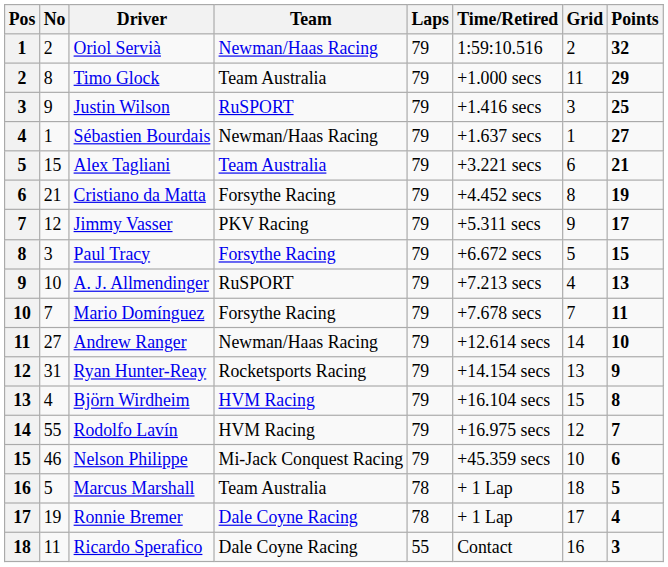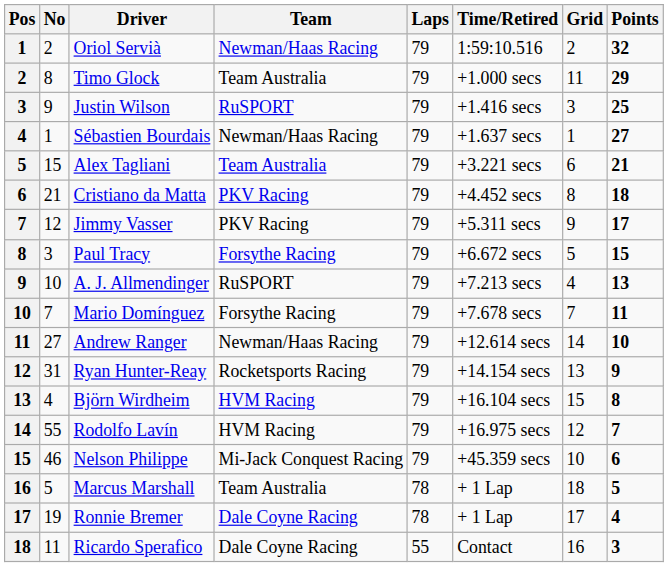(277, 195) Forsythe Racing -> (264, 195) PKV Racing
(620, 195) 19 -> (620, 195) 18
